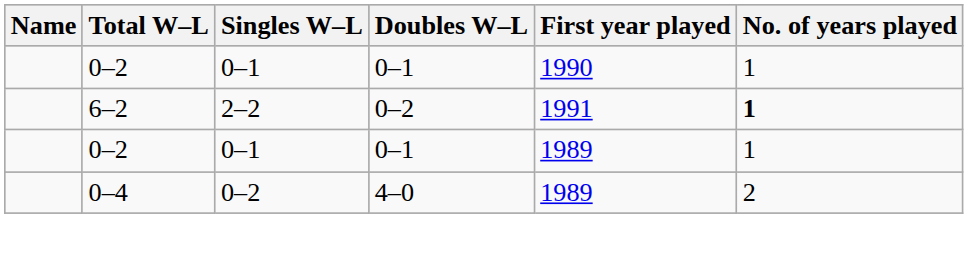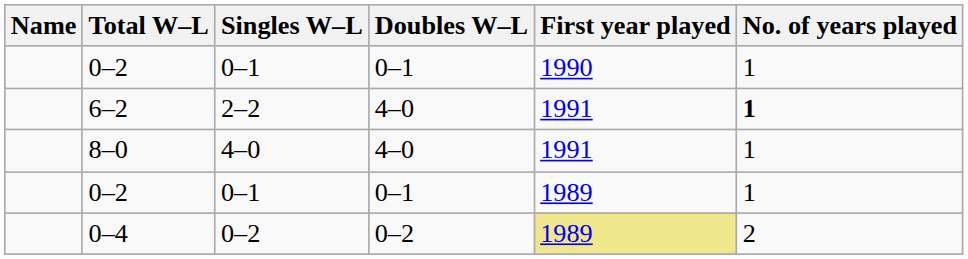(394, 108) 0–2 -> (394, 108) 4–0
+ row: (108, 150)
(394, 191) 4–0 -> (394, 233) 0–2
(566, 191) no background -> (566, 233) khaki background
